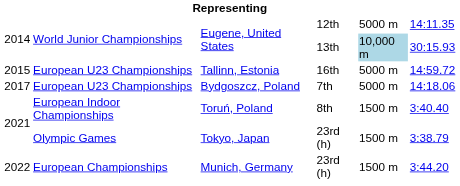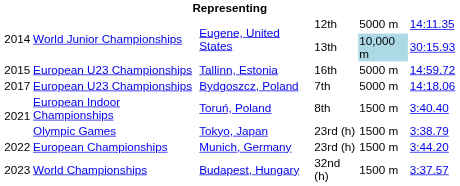+ row: (249, 170)
